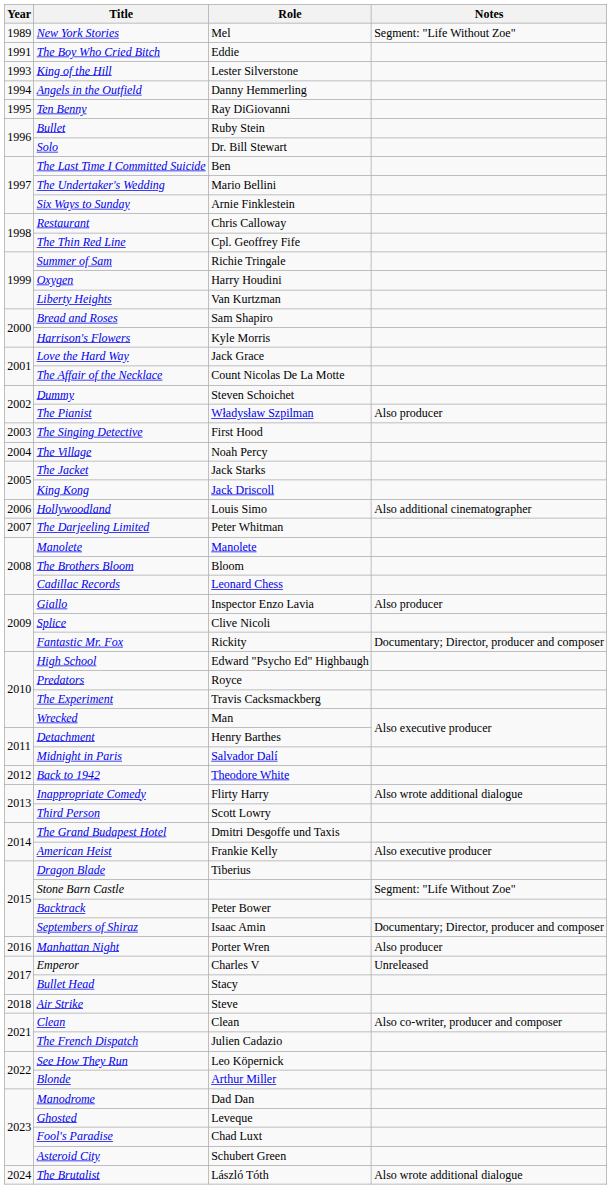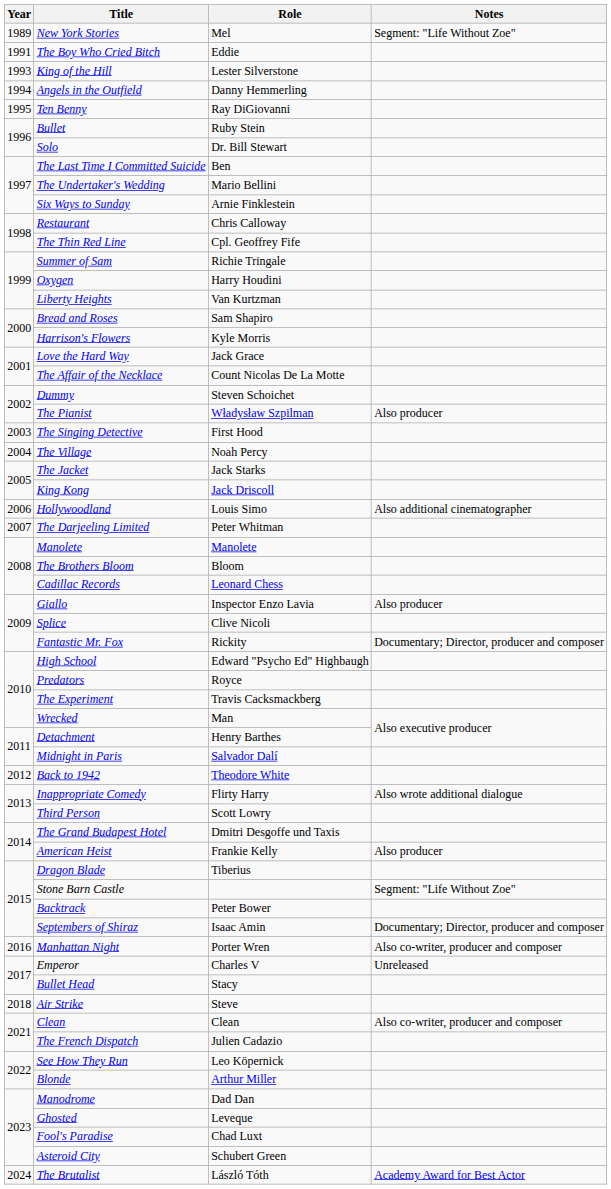(433, 851) Also executive producer -> (408, 851) Also producer
(408, 946) Also producer -> (468, 946) Also co-writer, producer and composer
(448, 1174) Also wrote additional dialogue -> (450, 1174) Academy Award for Best Actor
